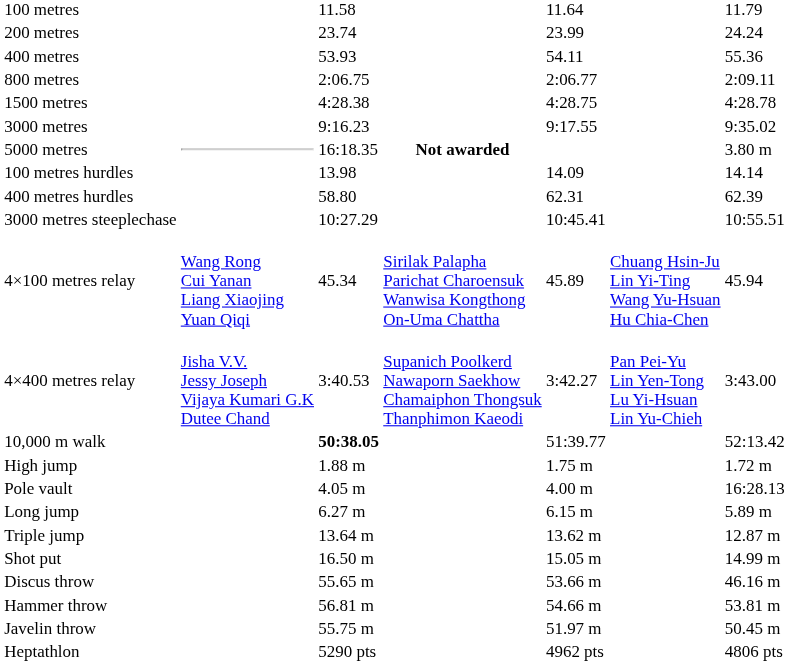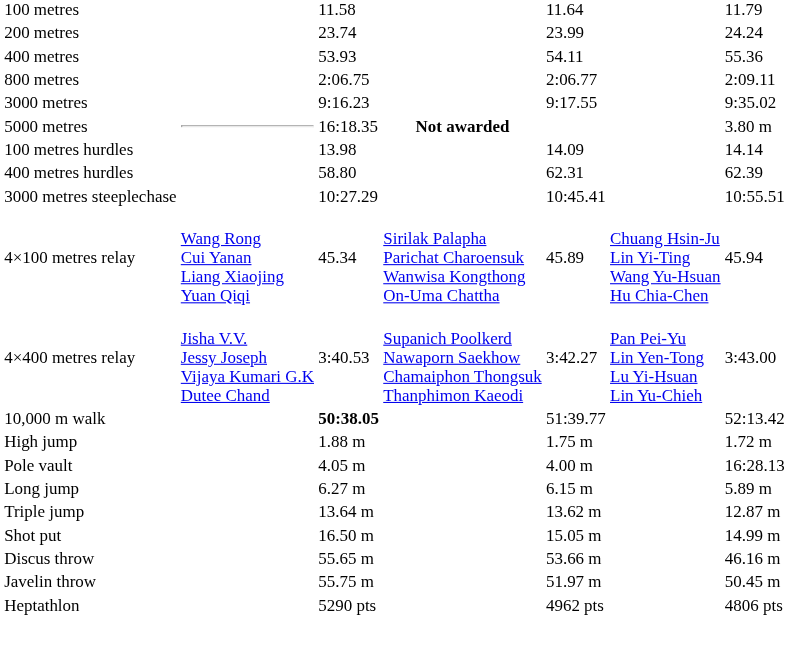- row: (46, 102)
- row: (56, 605)
